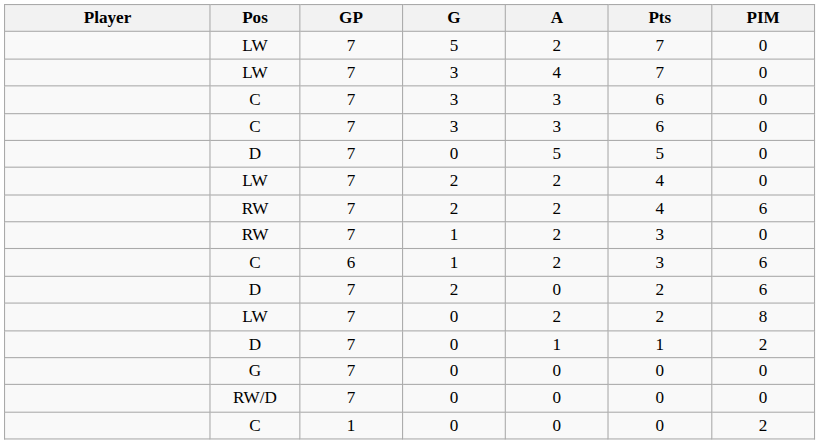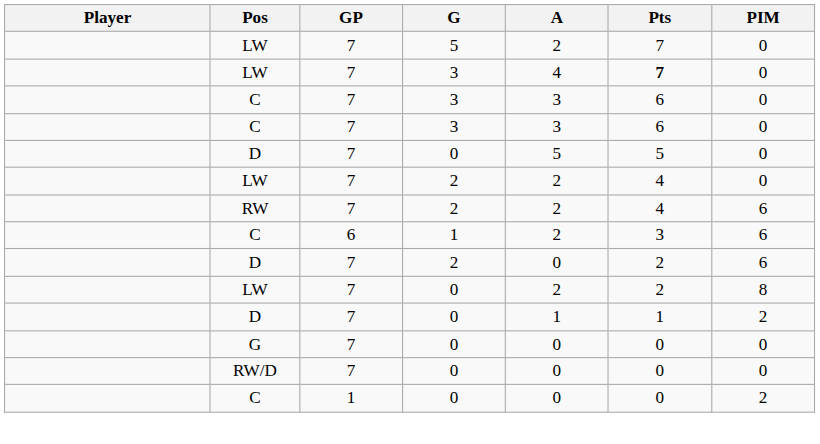(660, 72) normal -> (660, 72) bold
- row: (255, 235)
